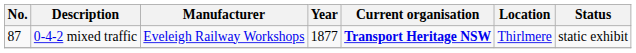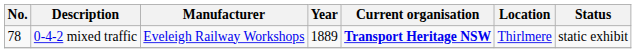(14, 36) 87 -> (14, 36) 78
(324, 36) 1877 -> (324, 36) 1889
